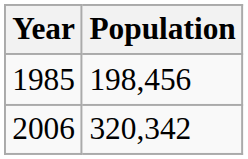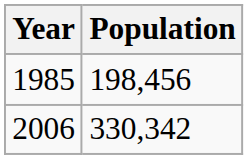(140, 128) 320,342 -> (140, 128) 330,342
